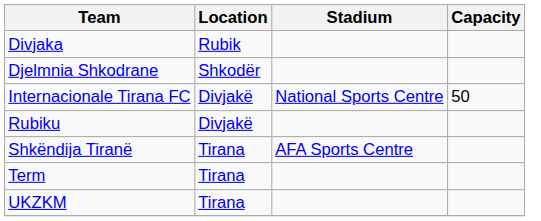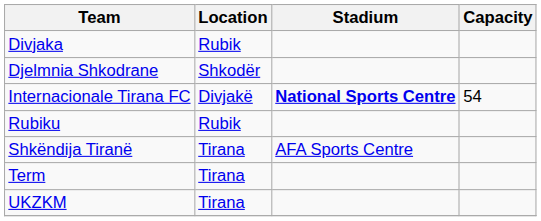(359, 96) normal -> (365, 96) bold
(461, 96) 50 -> (472, 96) 54
(226, 123) Divjakë -> (220, 123) Rubik
